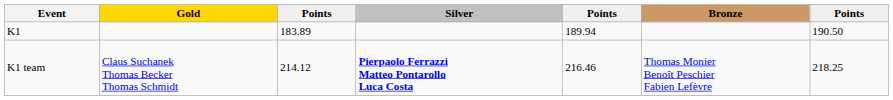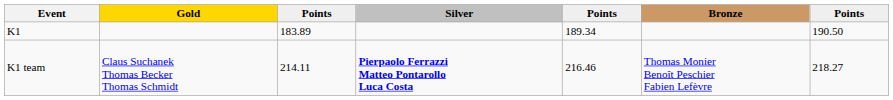(581, 31) 189.94 -> (581, 31) 189.34
(295, 67) 214.12 -> (295, 67) 214.11
(828, 67) 218.25 -> (828, 67) 218.27
